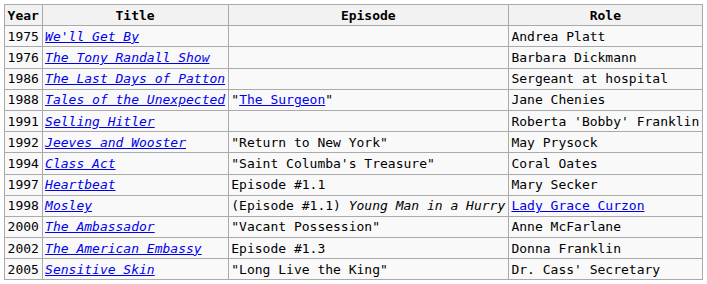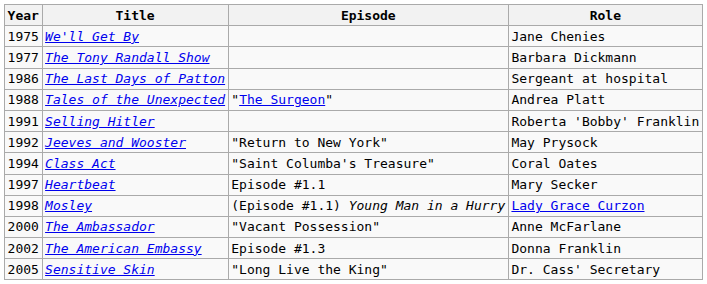(558, 36) Andrea Platt -> (558, 36) Jane Chenies
(23, 57) 1976 -> (23, 57) 1977
(558, 100) Jane Chenies -> (558, 100) Andrea Platt
